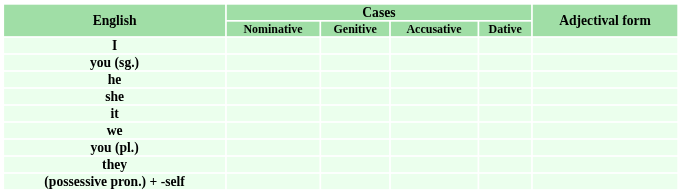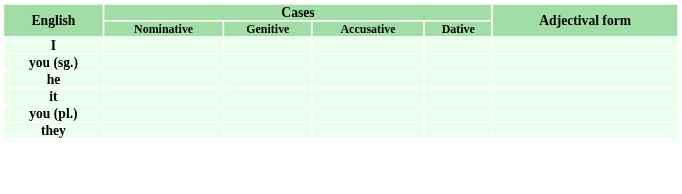- row: (115, 96)
- row: (115, 130)
- row: (115, 181)
